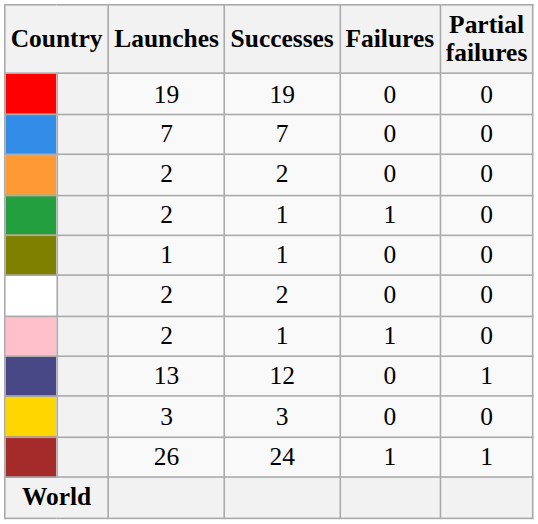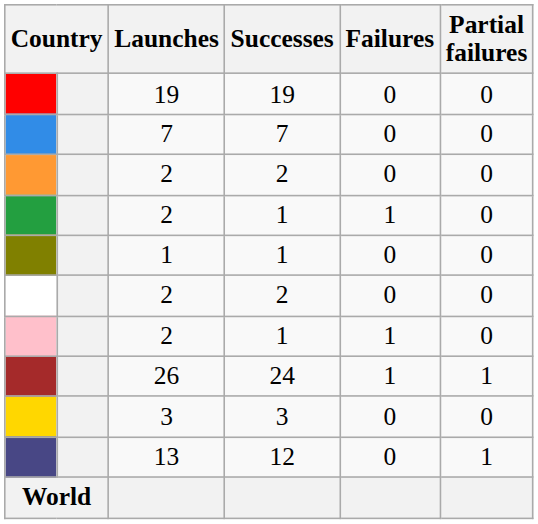rows swapped: (167, 456) <-> (167, 376)
